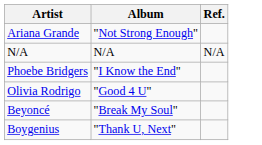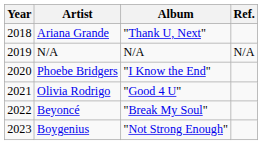+ column: (19, 14)
(146, 33) "Not Strong Enough" -> (165, 33) "Thank U, Next"
(135, 129) "Thank U, Next" -> (176, 129) "Not Strong Enough"
